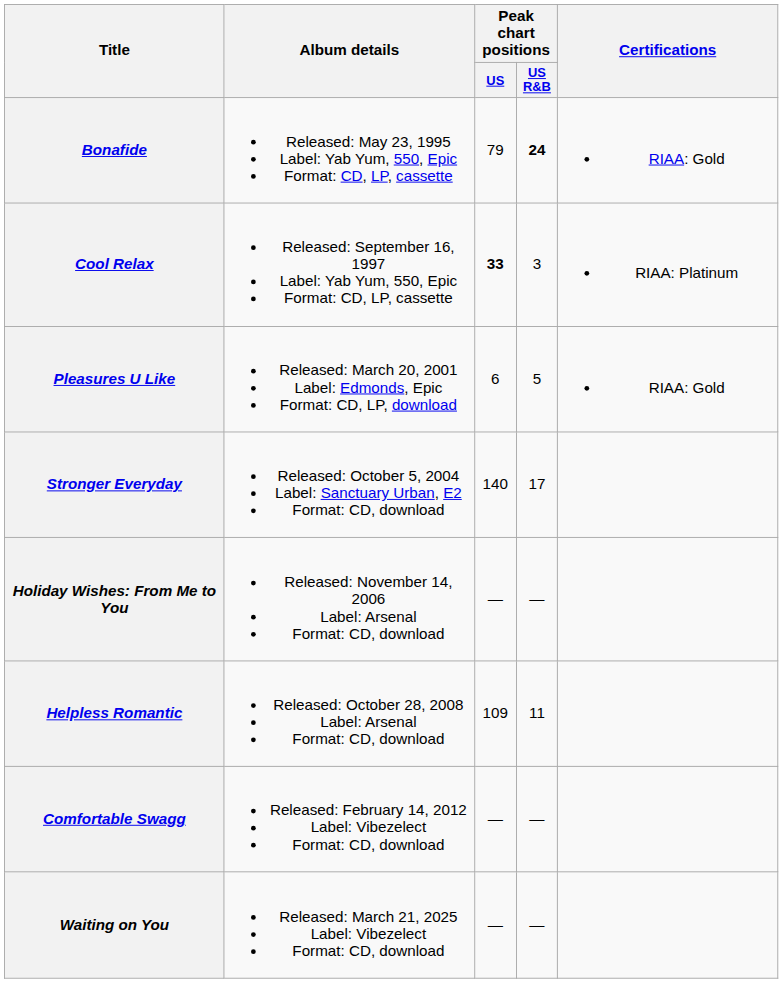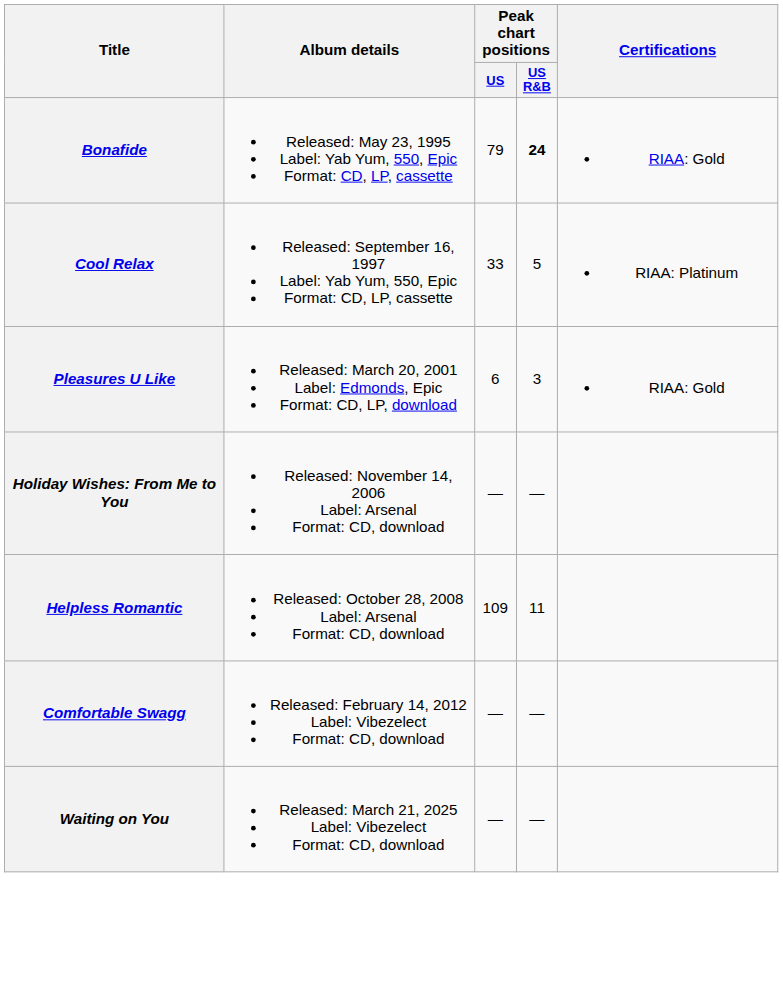(495, 264) bold -> (495, 264) normal
(537, 264) 3 -> (537, 264) 5
(537, 379) 5 -> (537, 379) 3
- row: (114, 484)
